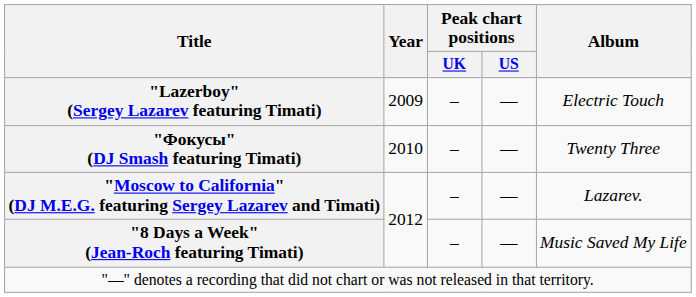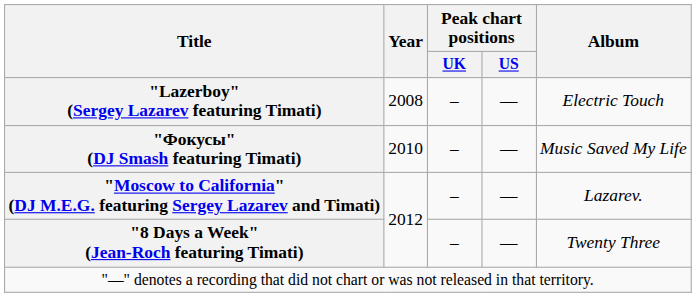(406, 101) 2009 -> (406, 101) 2008
(613, 148) Twenty Three -> (613, 148) Music Saved My Life
(613, 243) Music Saved My Life -> (613, 243) Twenty Three
